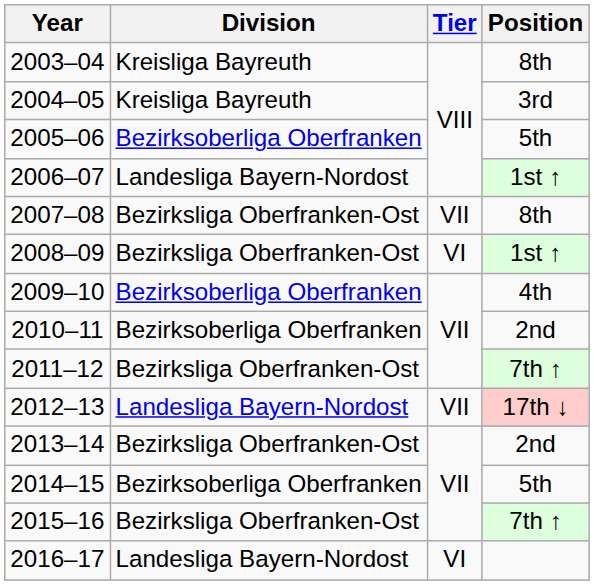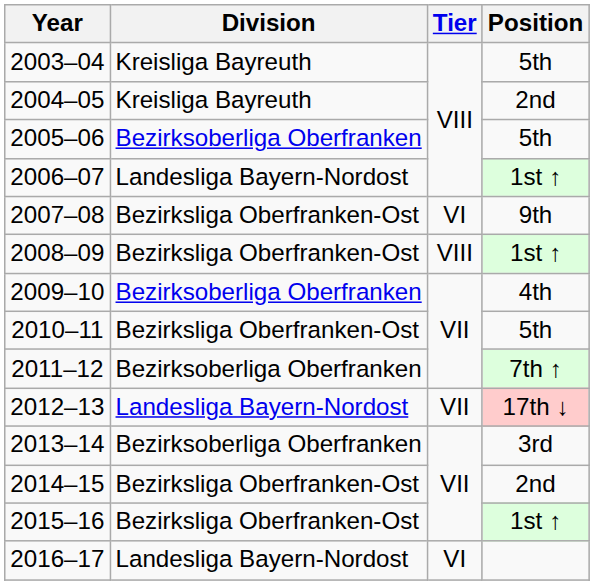(535, 61) 8th -> (535, 61) 5th
(535, 100) 3rd -> (536, 100) 2nd
(455, 215) VII -> (455, 215) VI
(535, 215) 8th -> (535, 215) 9th
(455, 253) VI -> (455, 253) VIII
(269, 330) Bezirksoberliga Oberfranken -> (267, 330) Bezirksliga Oberfranken-Ost
(536, 330) 2nd -> (535, 330) 5th
(267, 368) Bezirksliga Oberfranken-Ost -> (269, 368) Bezirksoberliga Oberfranken
(267, 445) Bezirksliga Oberfranken-Ost -> (269, 445) Bezirksoberliga Oberfranken
(536, 445) 2nd -> (535, 445) 3rd
(269, 483) Bezirksoberliga Oberfranken -> (267, 483) Bezirksliga Oberfranken-Ost
(535, 483) 5th -> (536, 483) 2nd
(535, 521) 7th ↑ -> (536, 521) 1st ↑
